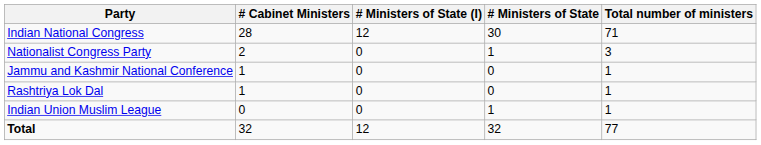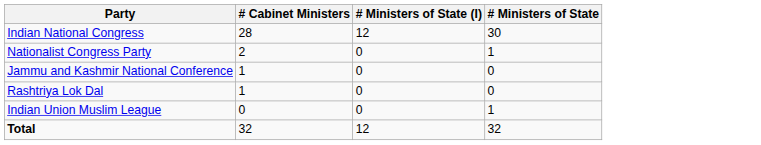- column: (679, 14)
